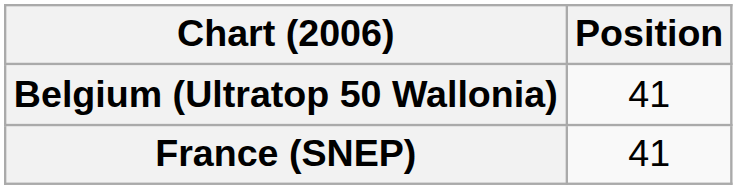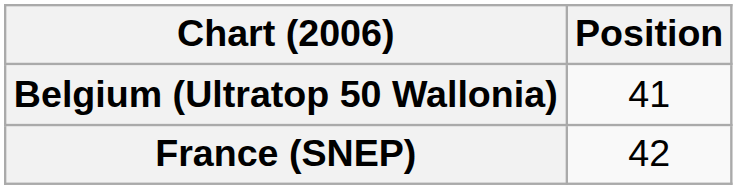(649, 153) 41 -> (649, 153) 42
